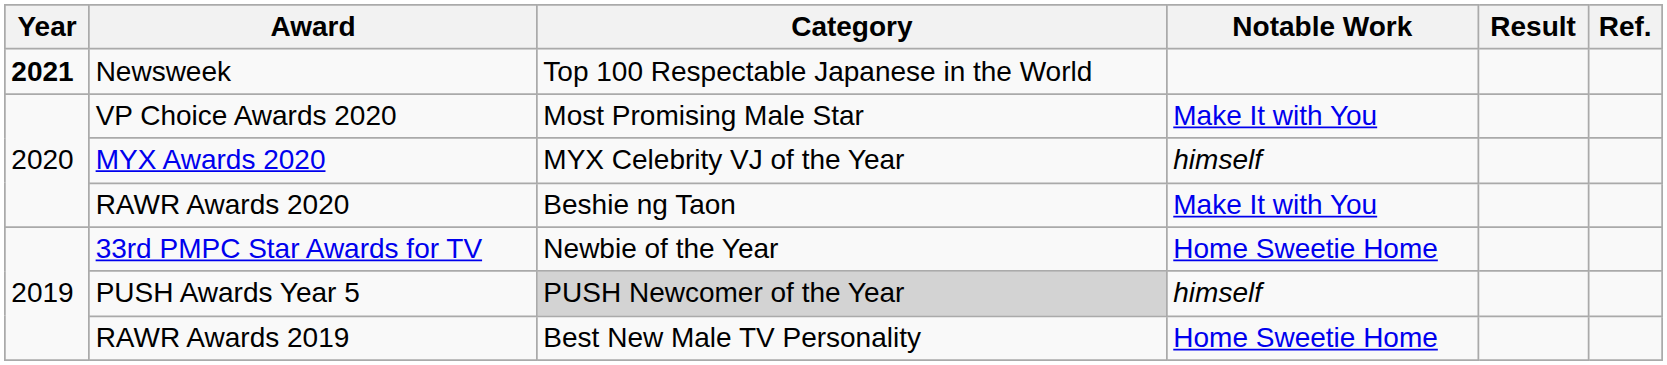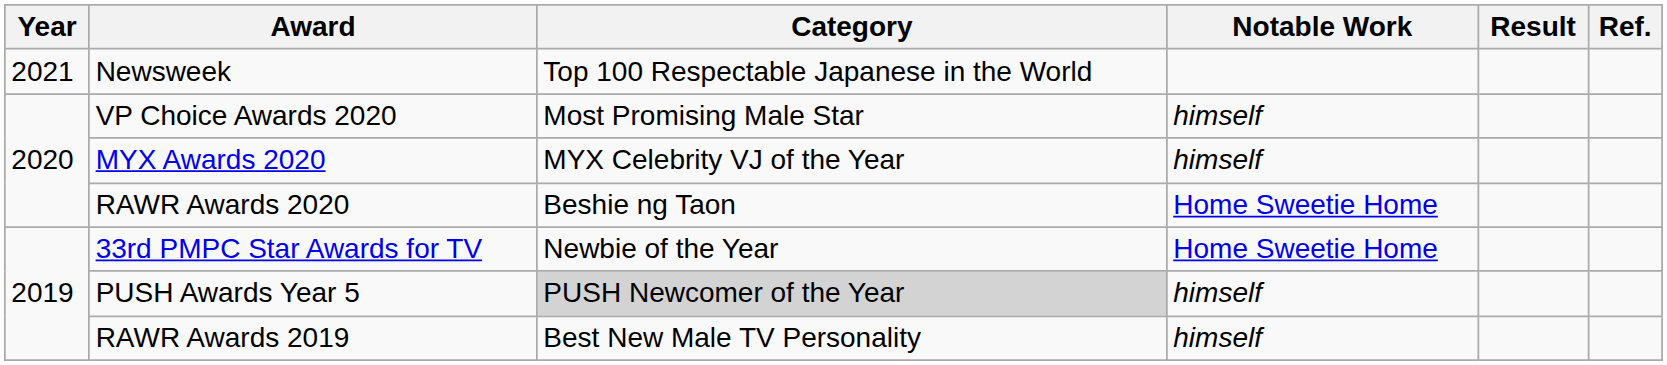(42, 71) bold -> (42, 71) normal
(1275, 115) Make It with You -> (1218, 115) himself
(1275, 204) Make It with You -> (1306, 204) Home Sweetie Home
(1306, 337) Home Sweetie Home -> (1218, 337) himself
